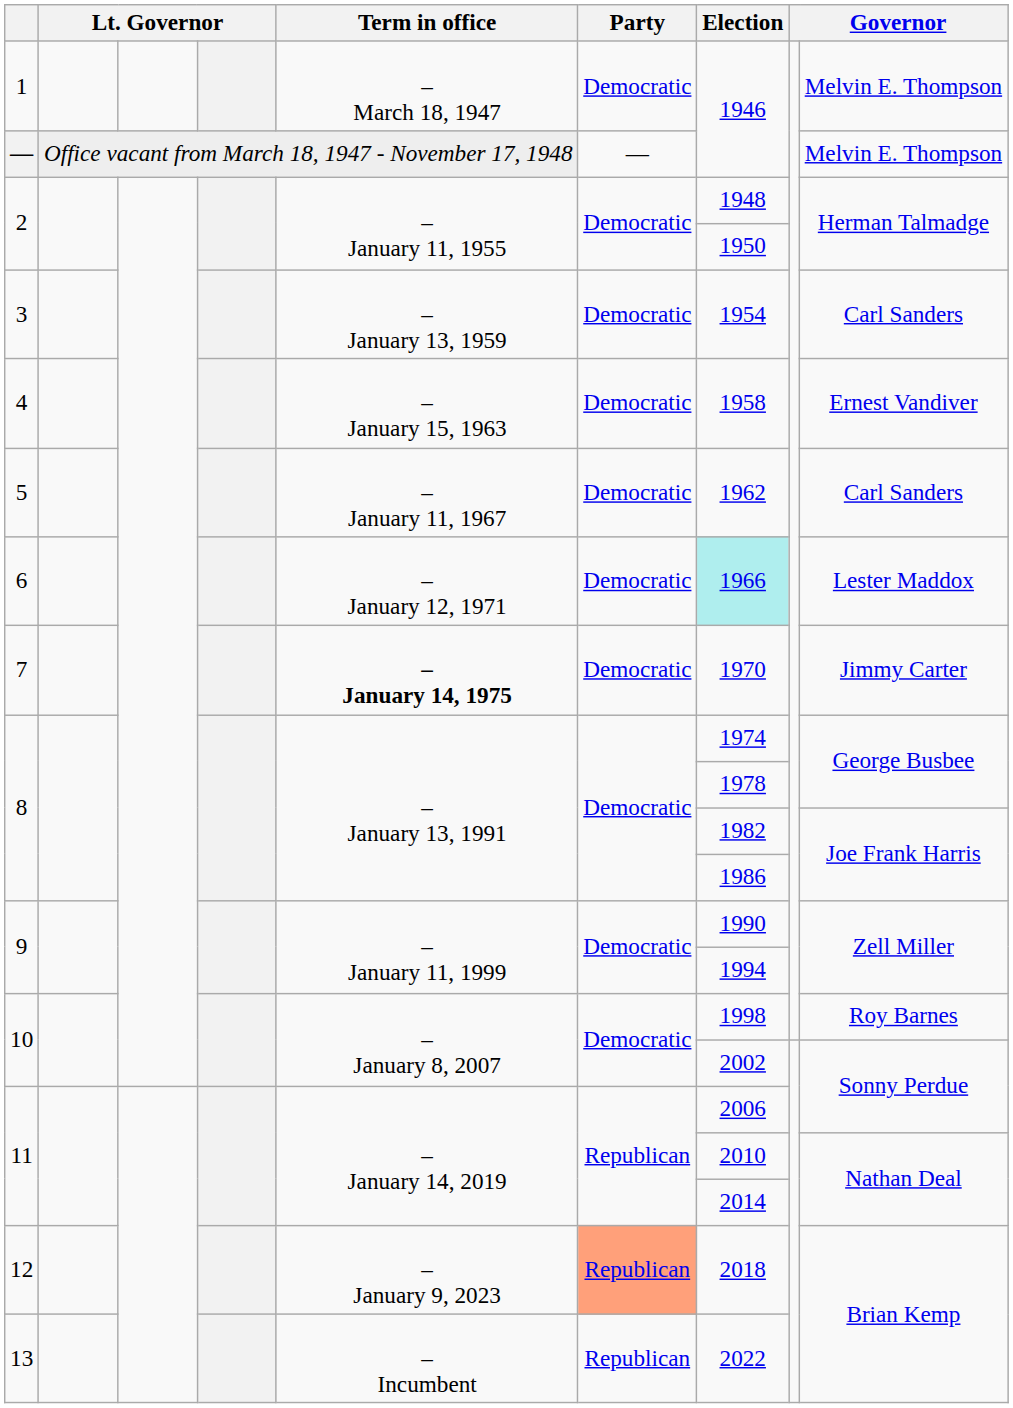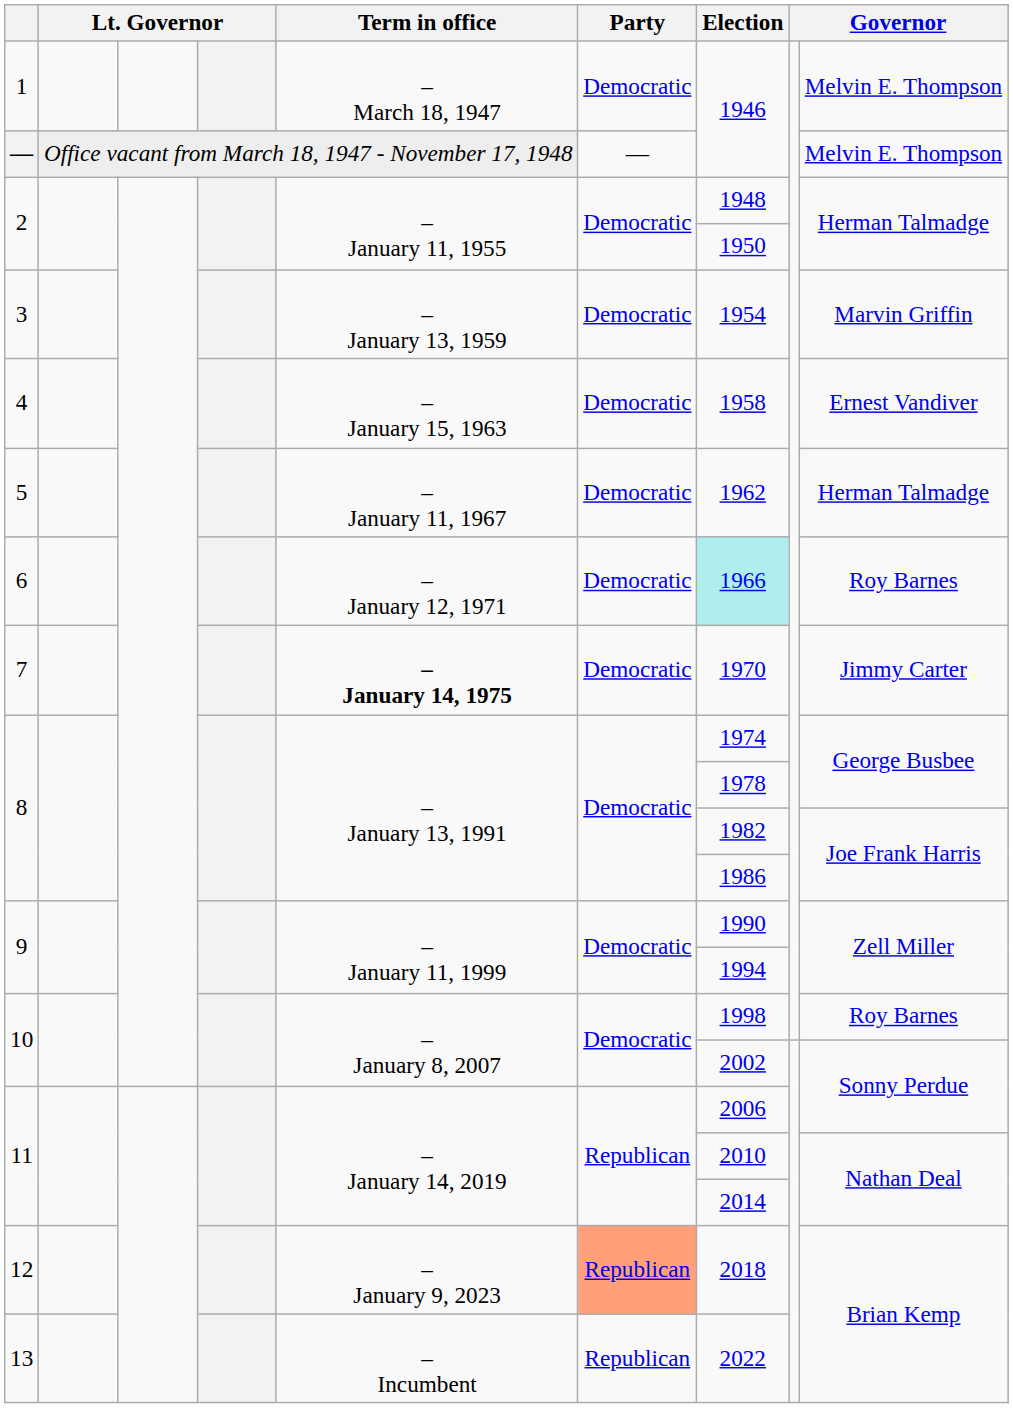(903, 313) Carl Sanders -> (903, 313) Marvin Griffin
(903, 491) Carl Sanders -> (903, 491) Herman Talmadge
(903, 580) Lester Maddox -> (903, 580) Roy Barnes
